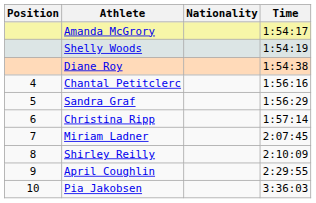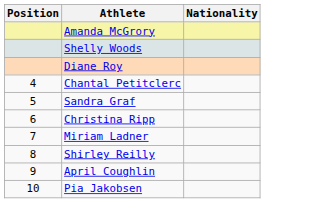- column: (285, 13)
